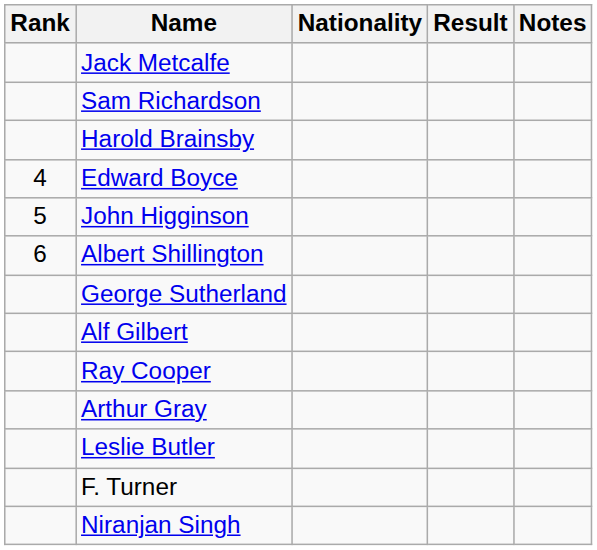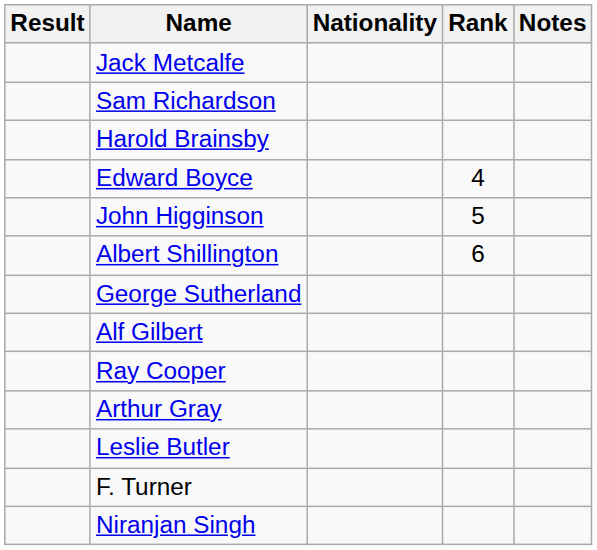columns swapped: (40, 23) <-> (470, 23)
